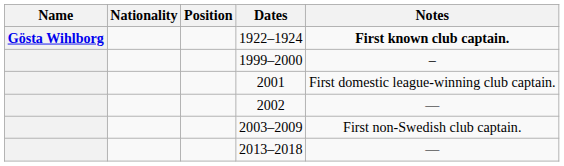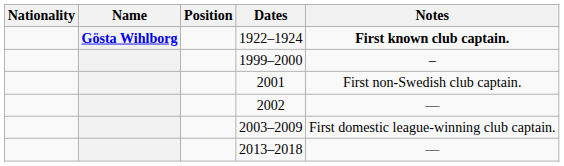columns swapped: (56, 15) <-> (144, 15)
(432, 82) First domestic league-winning club captain. -> (432, 82) First non-Swedish club captain.
(432, 127) First non-Swedish club captain. -> (432, 127) First domestic league-winning club captain.
